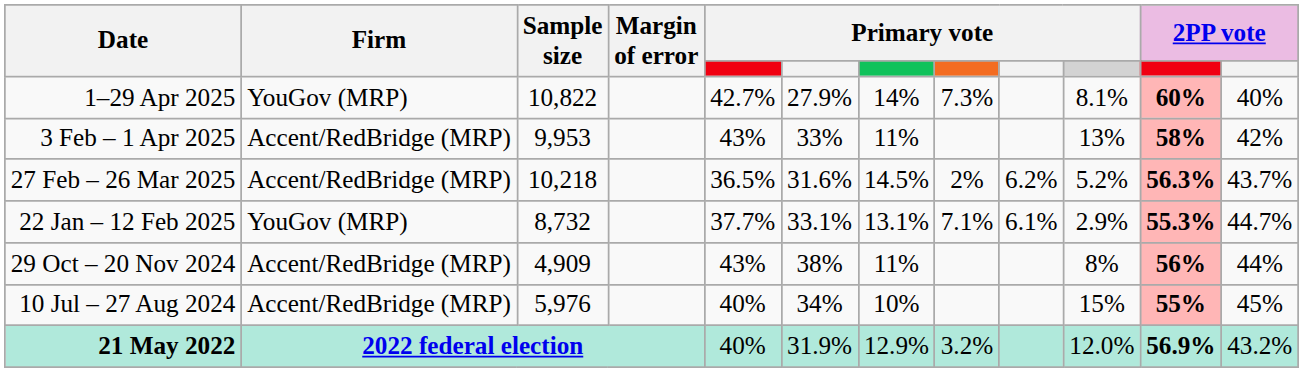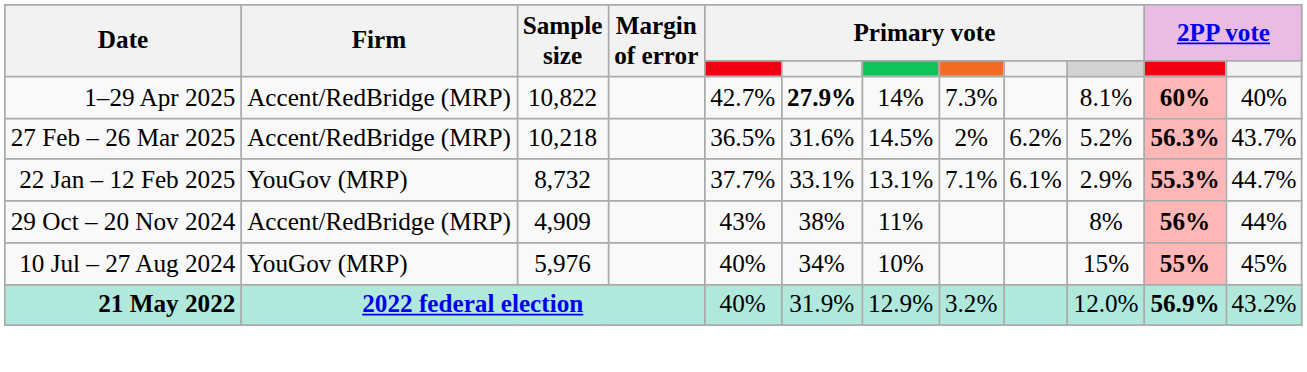(327, 96) YouGov (MRP) -> (379, 96) Accent/RedBridge (MRP)
(820, 96) normal -> (822, 96) bold
- row: (138, 138)
(379, 304) Accent/RedBridge (MRP) -> (327, 263) YouGov (MRP)
